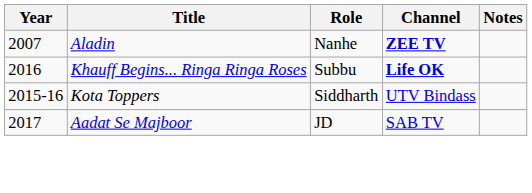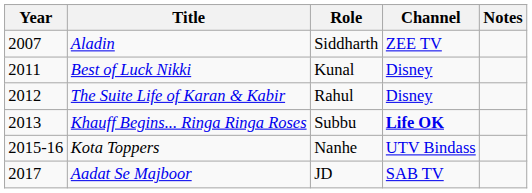(336, 43) Nanhe -> (346, 43) Siddharth
(416, 43) bold -> (414, 43) normal
+ row: (131, 69)
+ row: (178, 95)
(25, 69) 2016 -> (25, 122) 2013
(346, 95) Siddharth -> (336, 148) Nanhe
